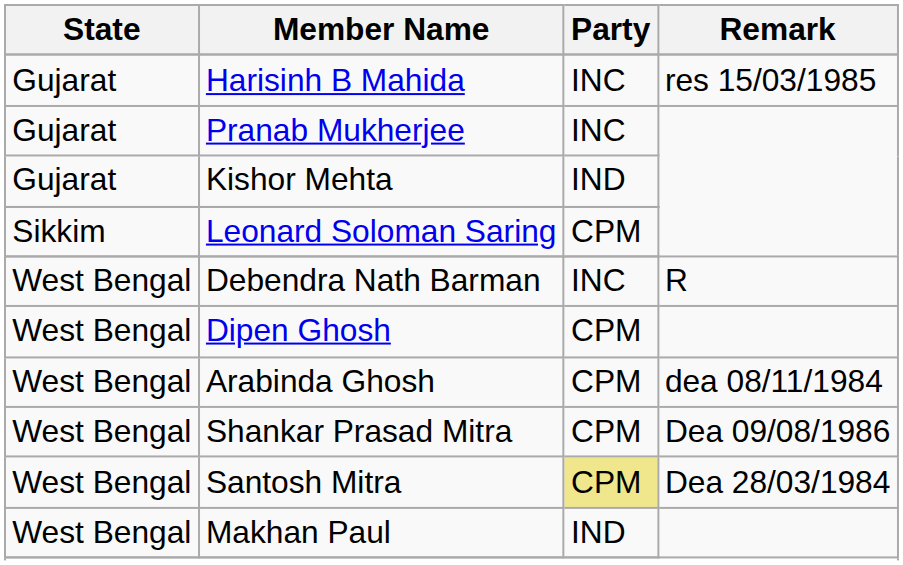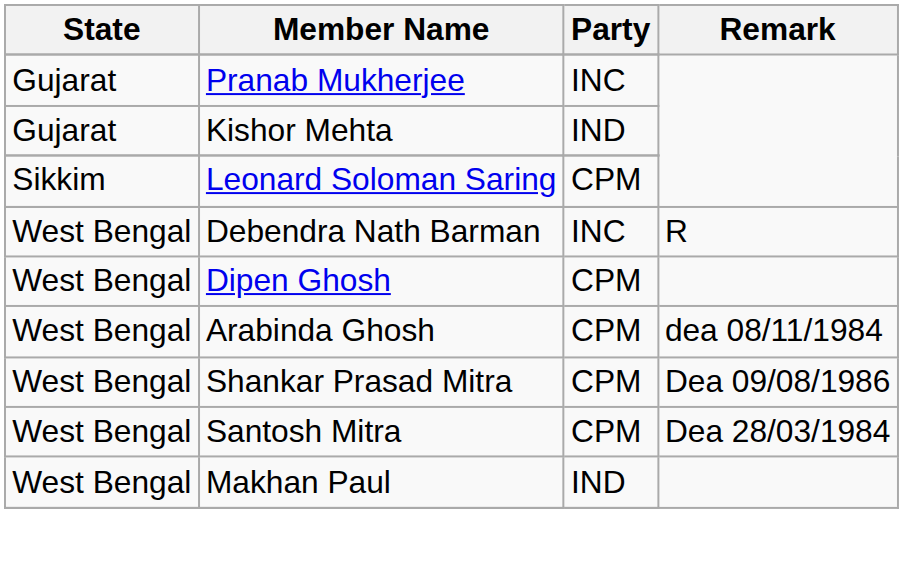- row: (335, 79)
(606, 481) khaki background -> (606, 431) no background
